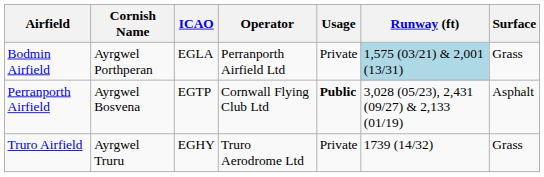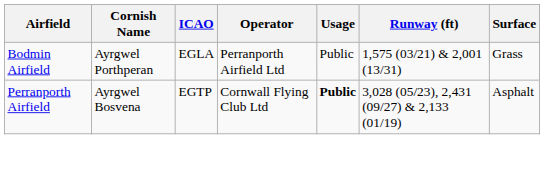(339, 53) Private -> (337, 53) Public
(424, 61) lightblue background -> (422, 61) no background
- row: (45, 145)
